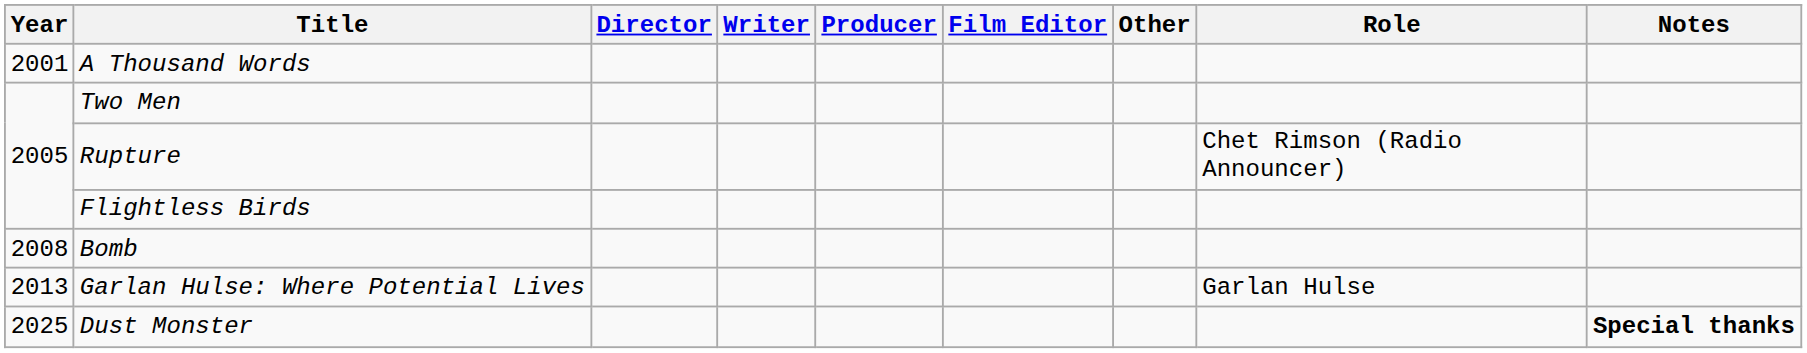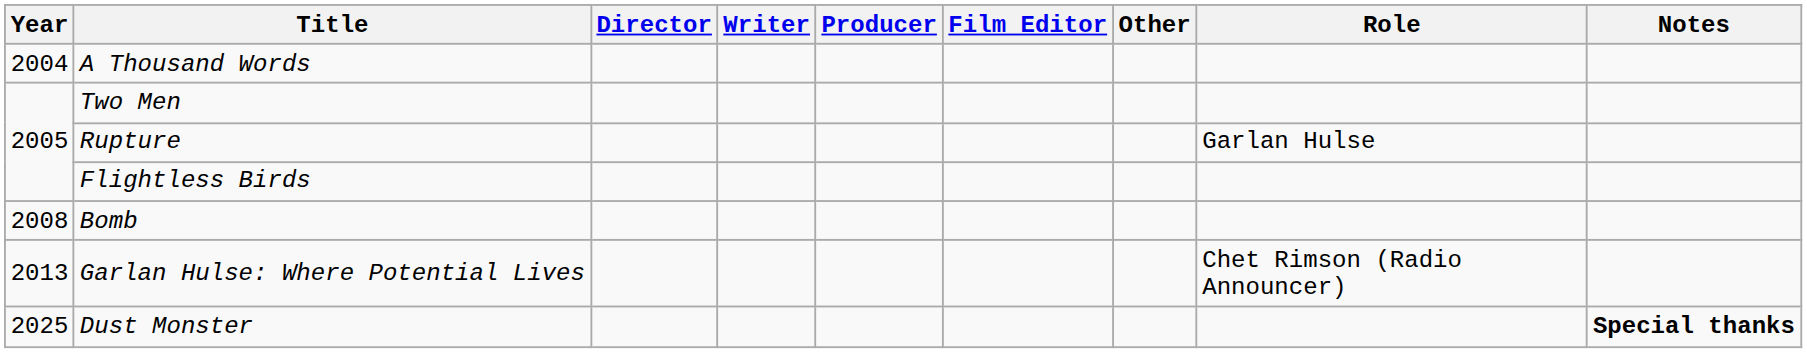(40, 64) 2001 -> (40, 64) 2004
(1332, 156) Chet Rimson (Radio Announcer) -> (1289, 142) Garlan Hulse
(1289, 287) Garlan Hulse -> (1332, 274) Chet Rimson (Radio Announcer)
